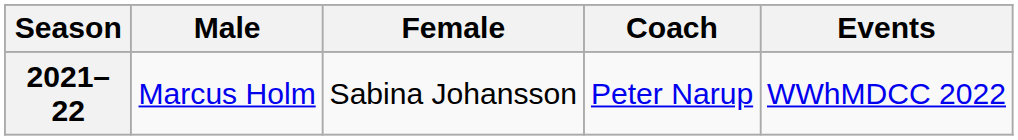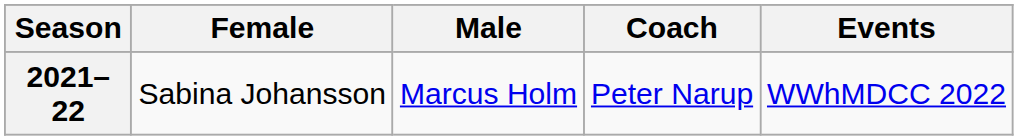columns swapped: (453, 28) <-> (227, 28)
